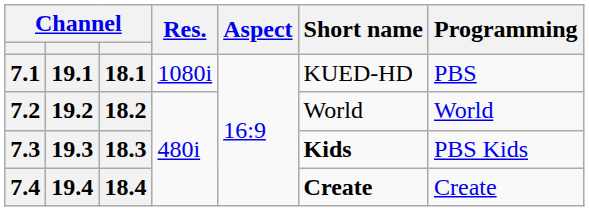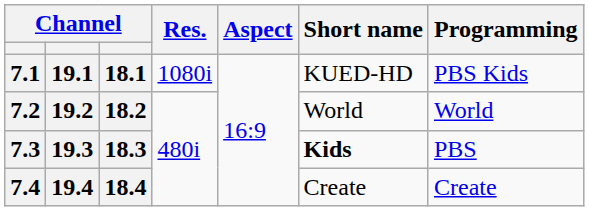(455, 72) PBS -> (481, 72) PBS Kids
(481, 148) PBS Kids -> (455, 148) PBS
(338, 186) bold -> (335, 186) normal
